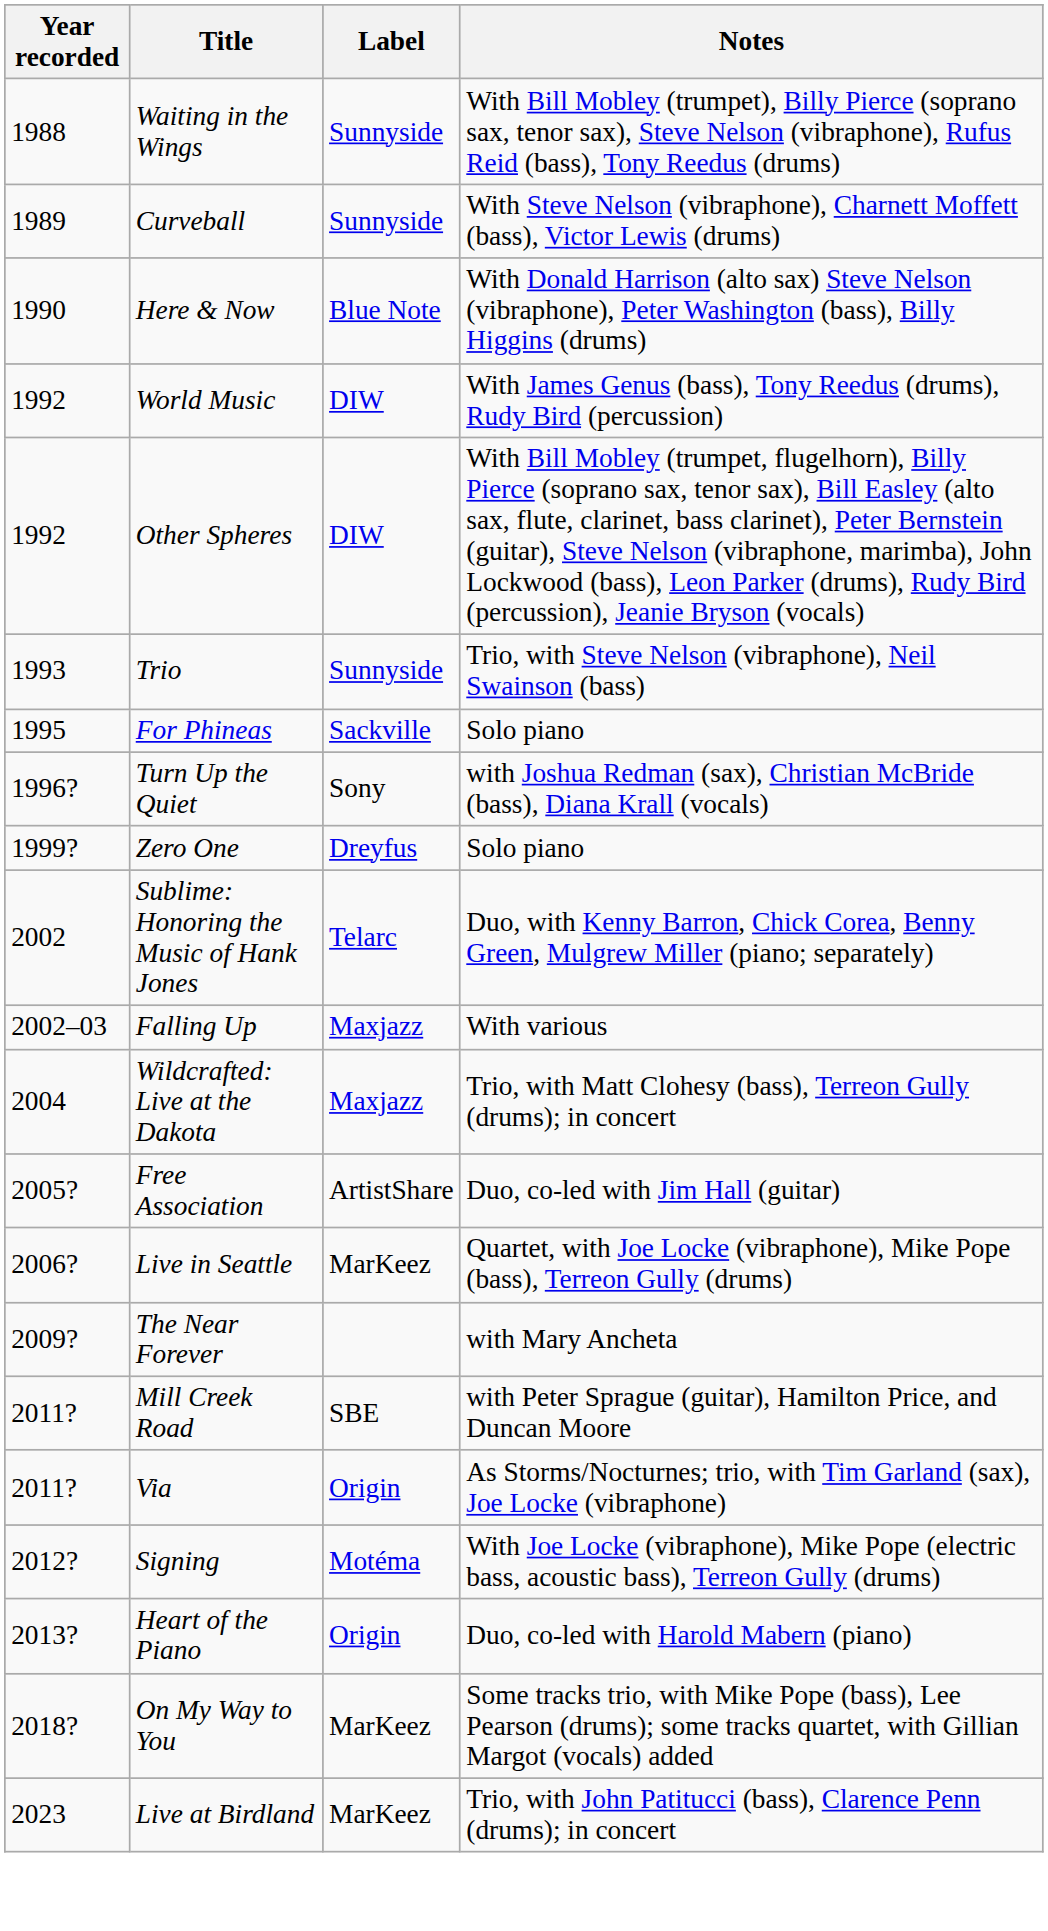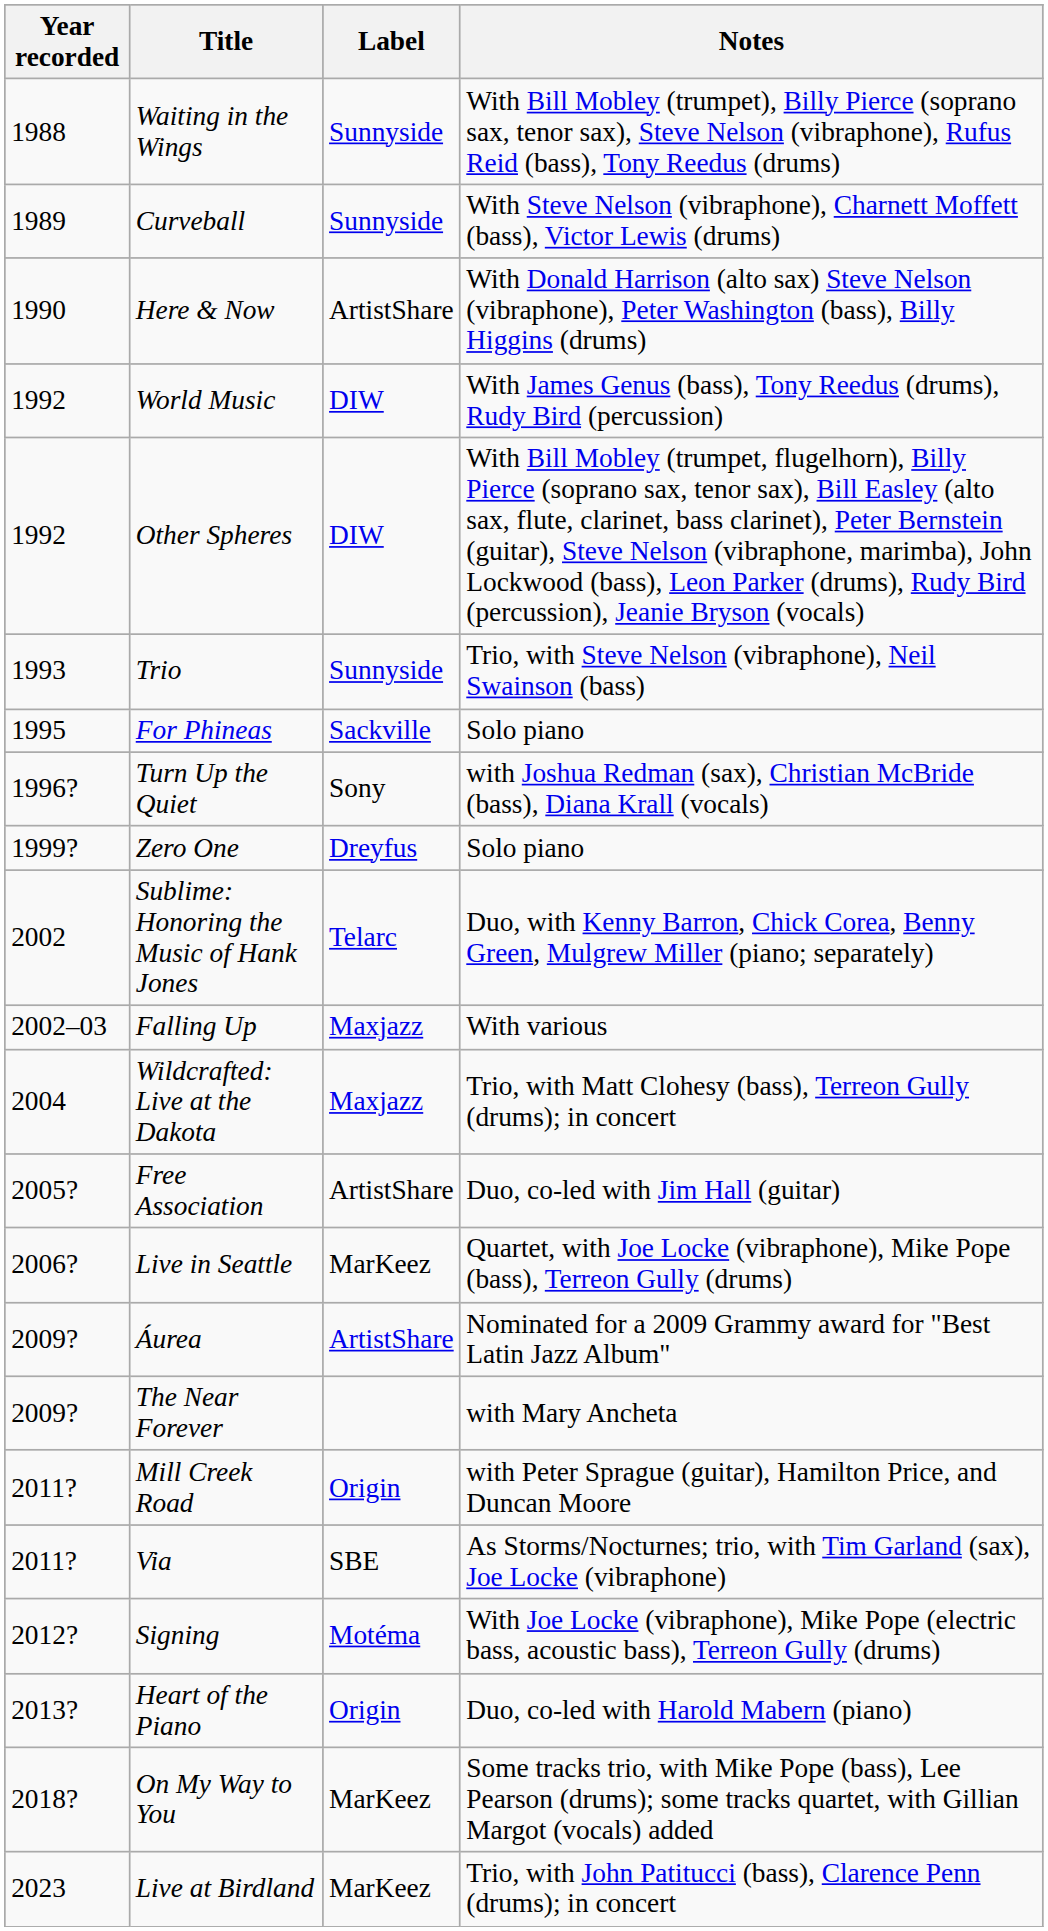(385, 310) Blue Note -> (391, 310) ArtistShare
+ row: (169, 1338)
(354, 1413) SBE -> (365, 1487) Origin
(365, 1487) Origin -> (354, 1561) SBE
